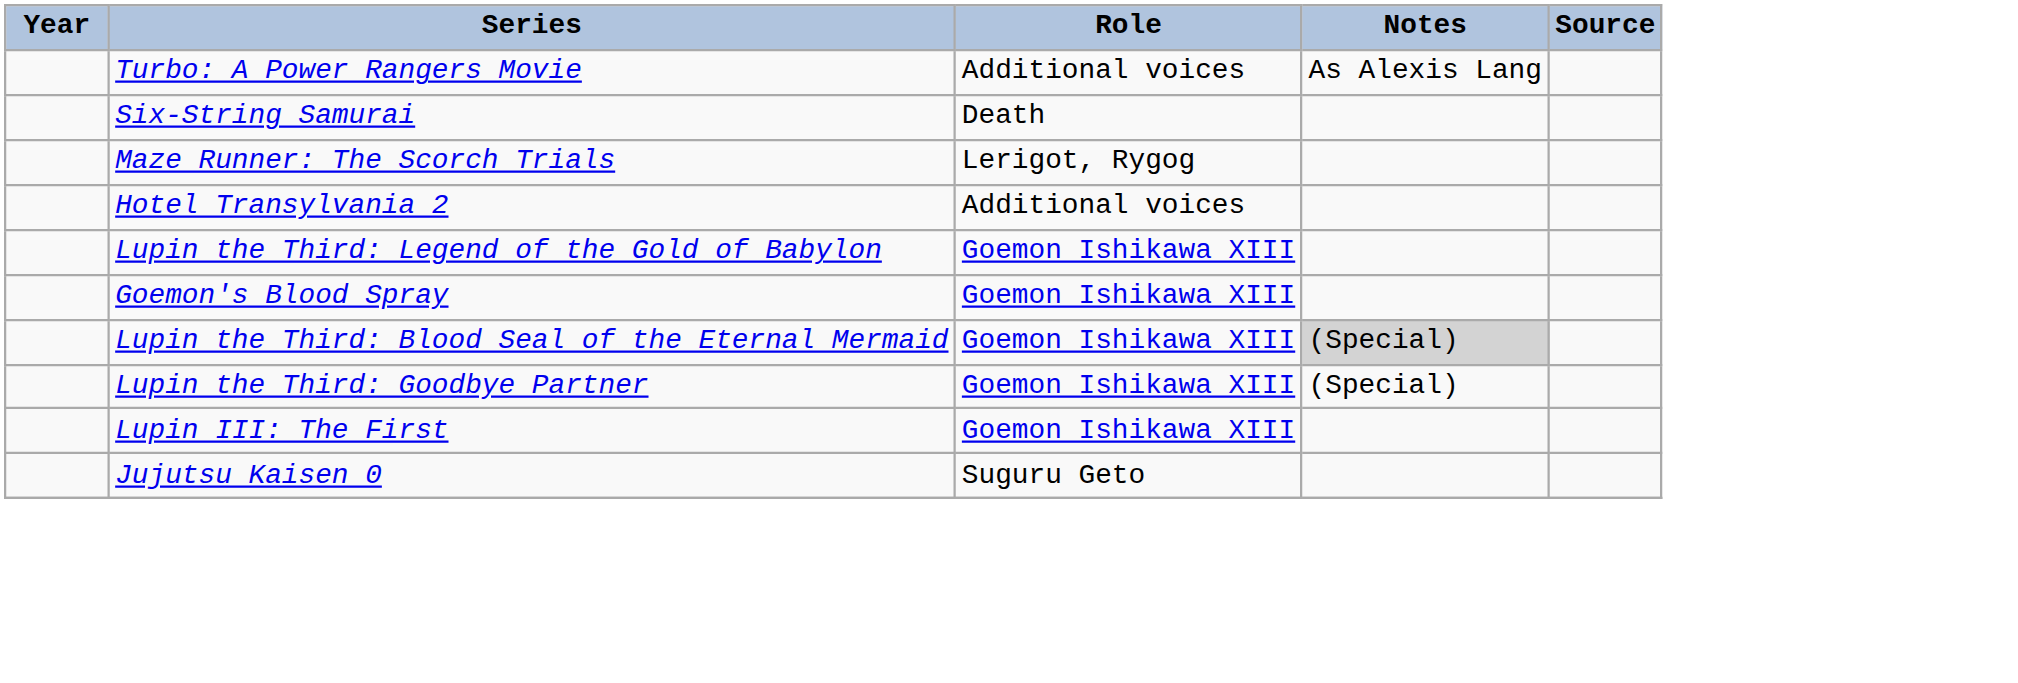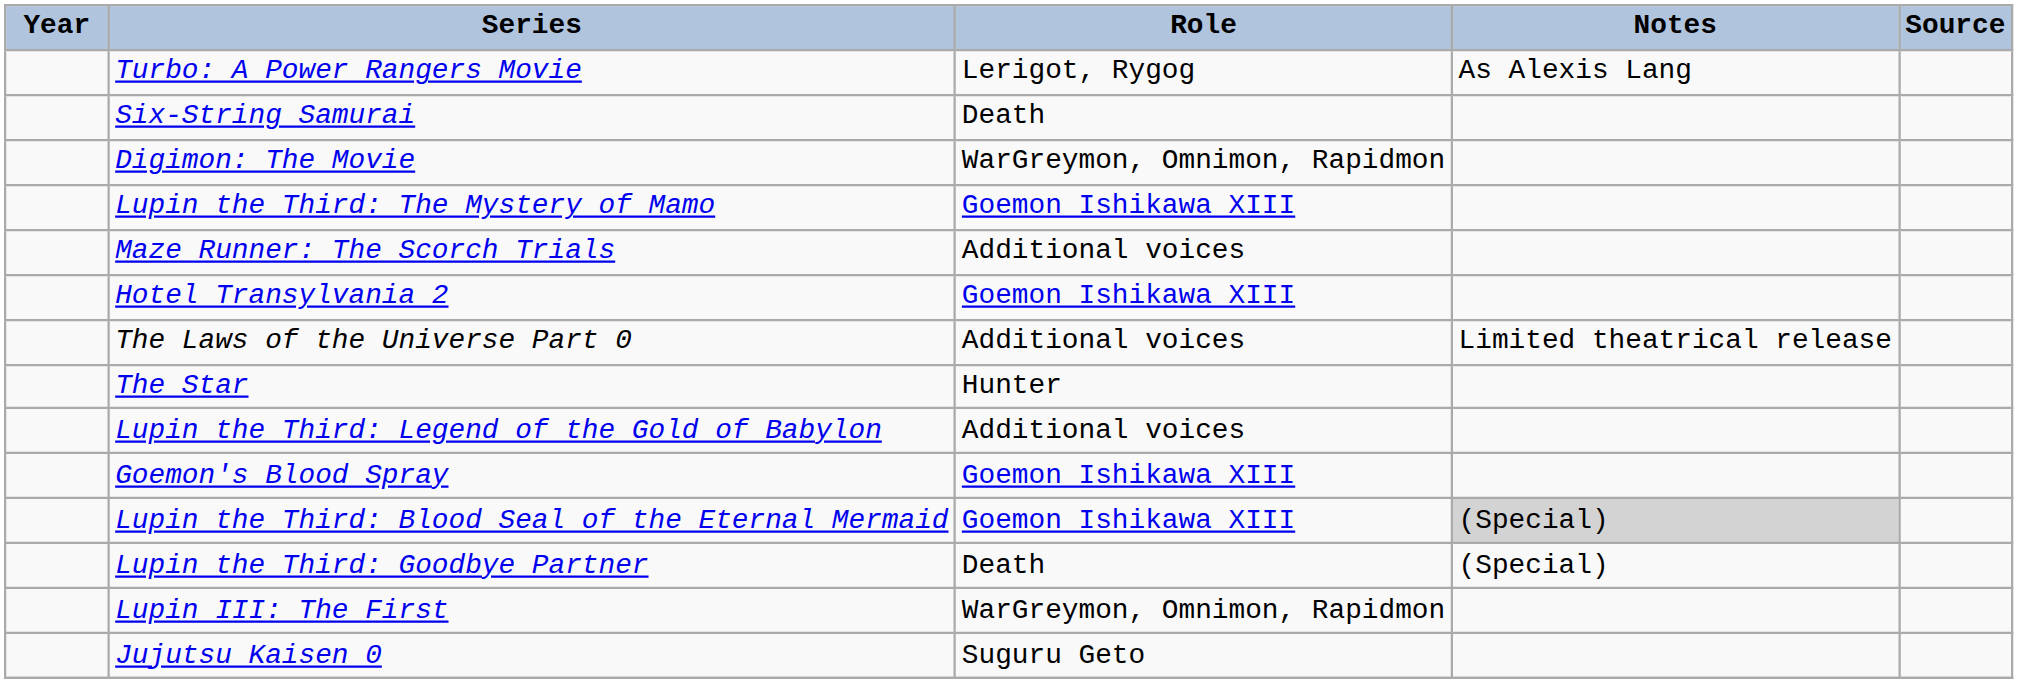(1104, 73) Additional voices -> (1079, 73) Lerigot, Rygog
+ row: (265, 162)
+ row: (415, 207)
(1079, 162) Lerigot, Rygog -> (1104, 252) Additional voices
(1104, 207) Additional voices -> (1129, 297) Goemon Ishikawa XIII
+ row: (374, 342)
+ row: (182, 387)
(1129, 252) Goemon Ishikawa XIII -> (1104, 432) Additional voices
(1129, 387) Goemon Ishikawa XIII -> (1004, 566) Death
(1129, 432) Goemon Ishikawa XIII -> (1204, 611) WarGreymon, Omnimon, Rapidmon
